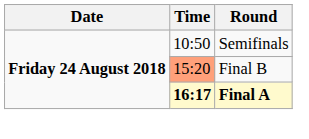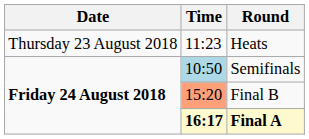+ row: (249, 43)
(192, 43) no background -> (203, 69) lightblue background
